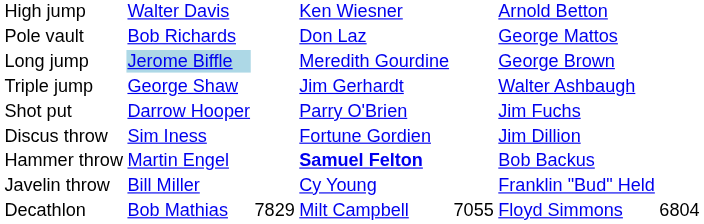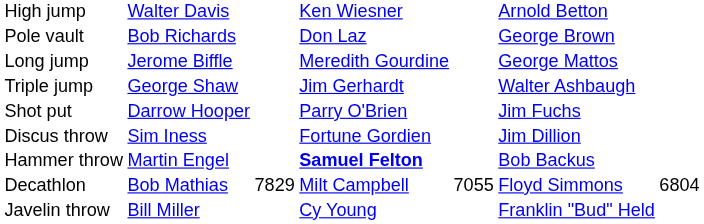(558, 36) George Mattos -> (557, 36) George Brown
(180, 61) lightblue background -> (180, 61) no background
(557, 61) George Brown -> (558, 61) George Mattos
rows swapped: (57, 185) <-> (45, 210)
